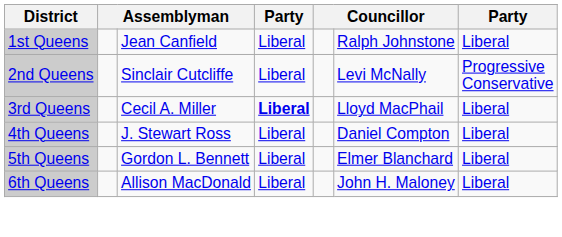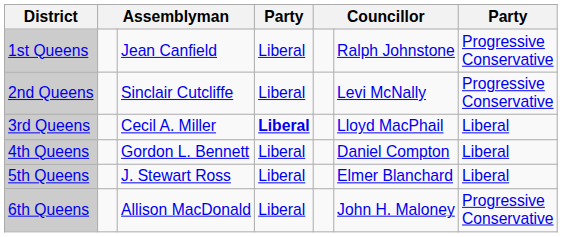(486, 41) Liberal -> (508, 50) Progressive Conservative
(176, 134) J. Stewart Ross -> (185, 151) Gordon L. Bennett
(185, 158) Gordon L. Bennett -> (176, 176) J. Stewart Ross
(486, 183) Liberal -> (508, 210) Progressive Conservative
